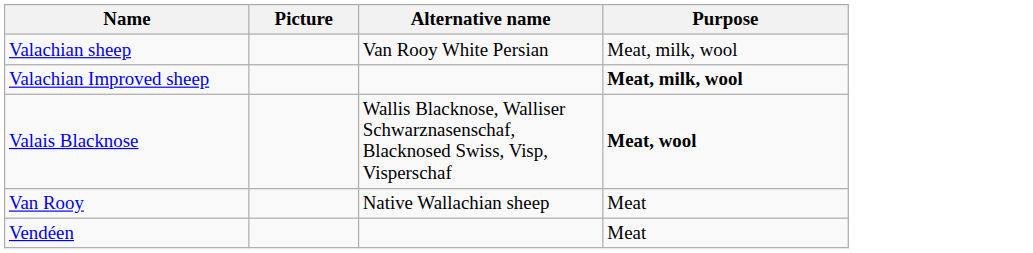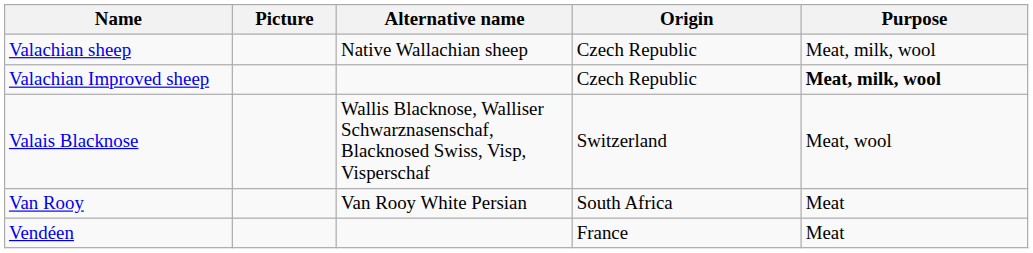+ column: (687, 19)
(456, 49) Van Rooy White Persian -> (434, 49) Native Wallachian sheep
(652, 141) bold -> (849, 141) normal
(456, 202) Native Wallachian sheep -> (434, 202) Van Rooy White Persian
